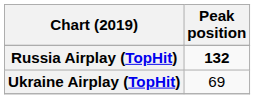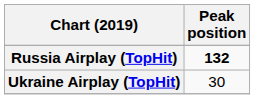(217, 81) 69 -> (217, 81) 30
